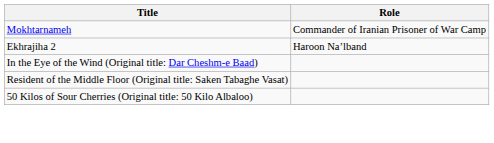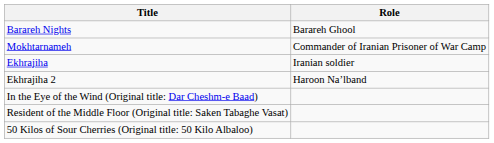+ row: (39, 29)
+ row: (27, 63)
